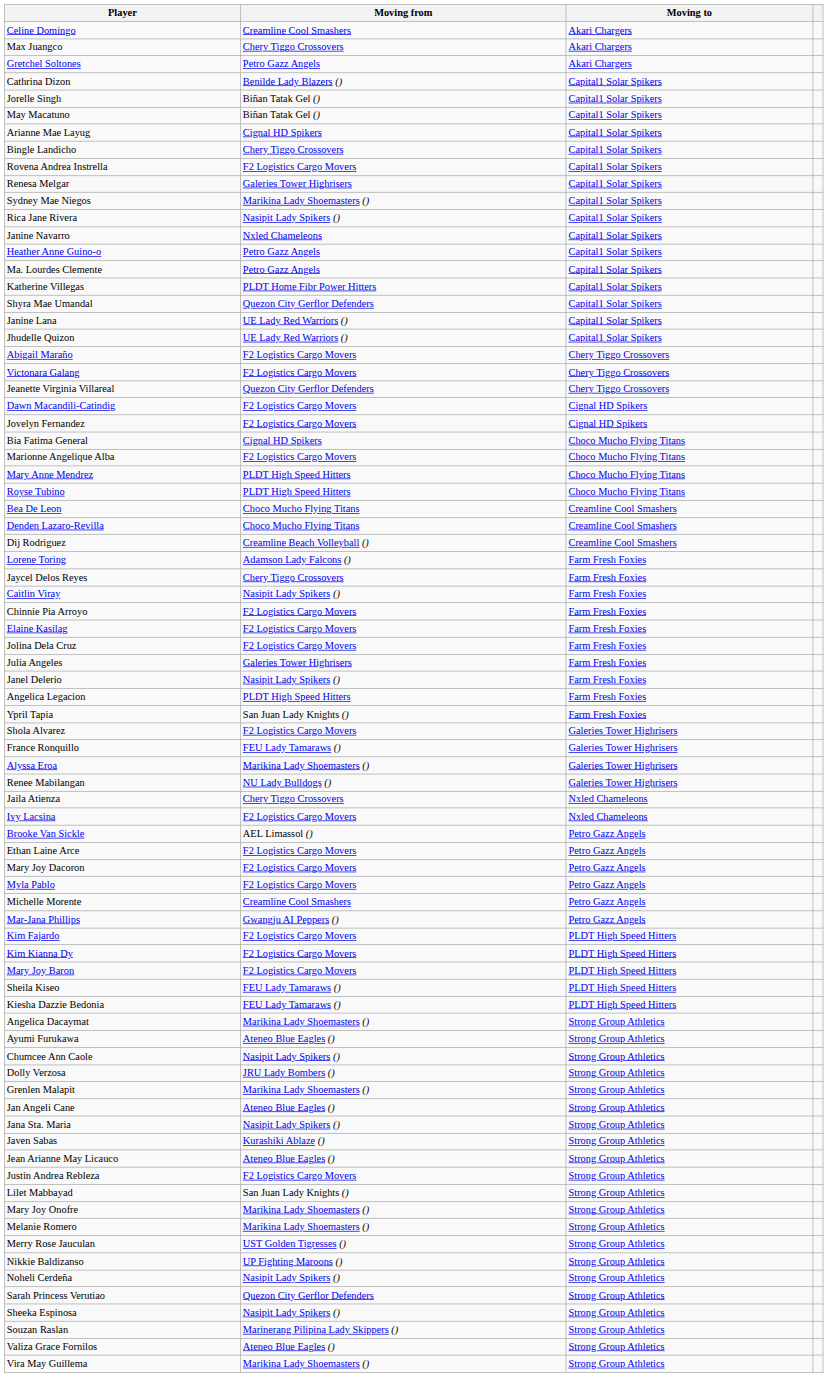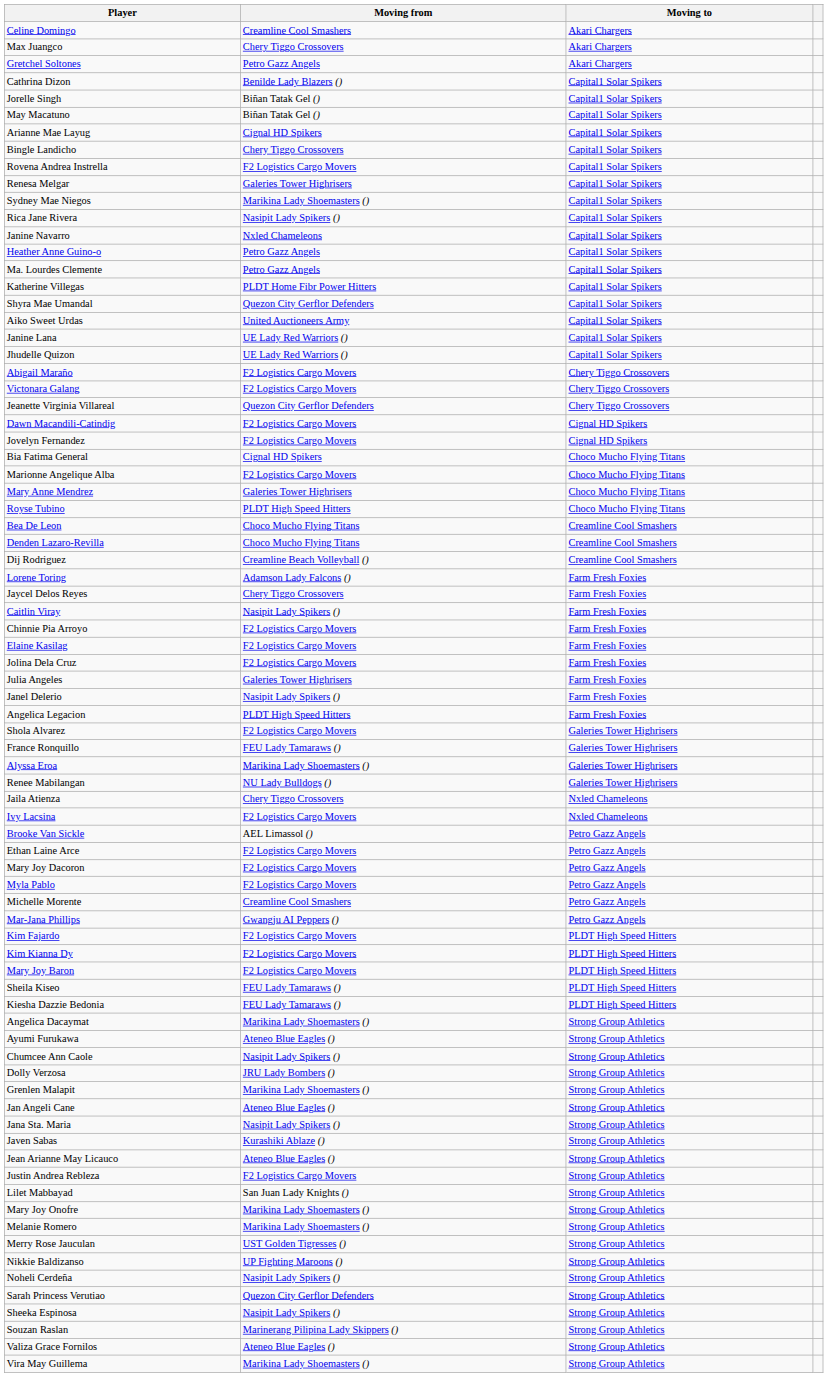+ row: (45, 321)
(297, 475) PLDT High Speed Hitters -> (297, 492) Galeries Tower Highrisers
- row: (30, 714)
